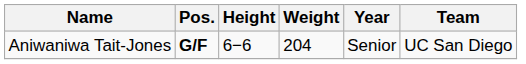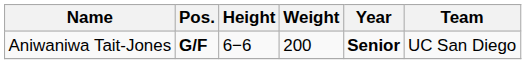(297, 44) 204 -> (297, 44) 200
(372, 44) normal -> (374, 44) bold
